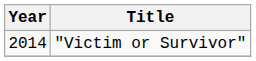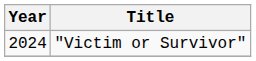(28, 44) 2014 -> (28, 44) 2024
